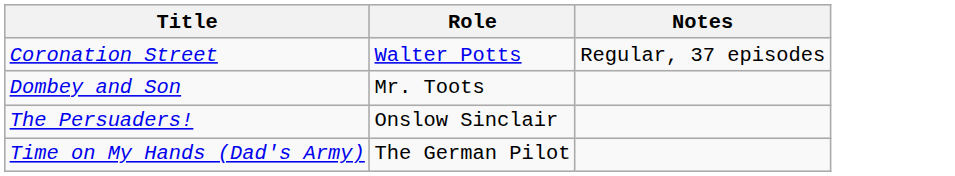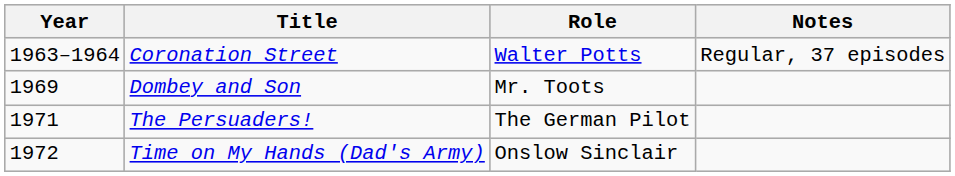+ column: (65, 21)
(466, 121) Onslow Sinclair -> (593, 121) The German Pilot
(473, 154) The German Pilot -> (586, 154) Onslow Sinclair
